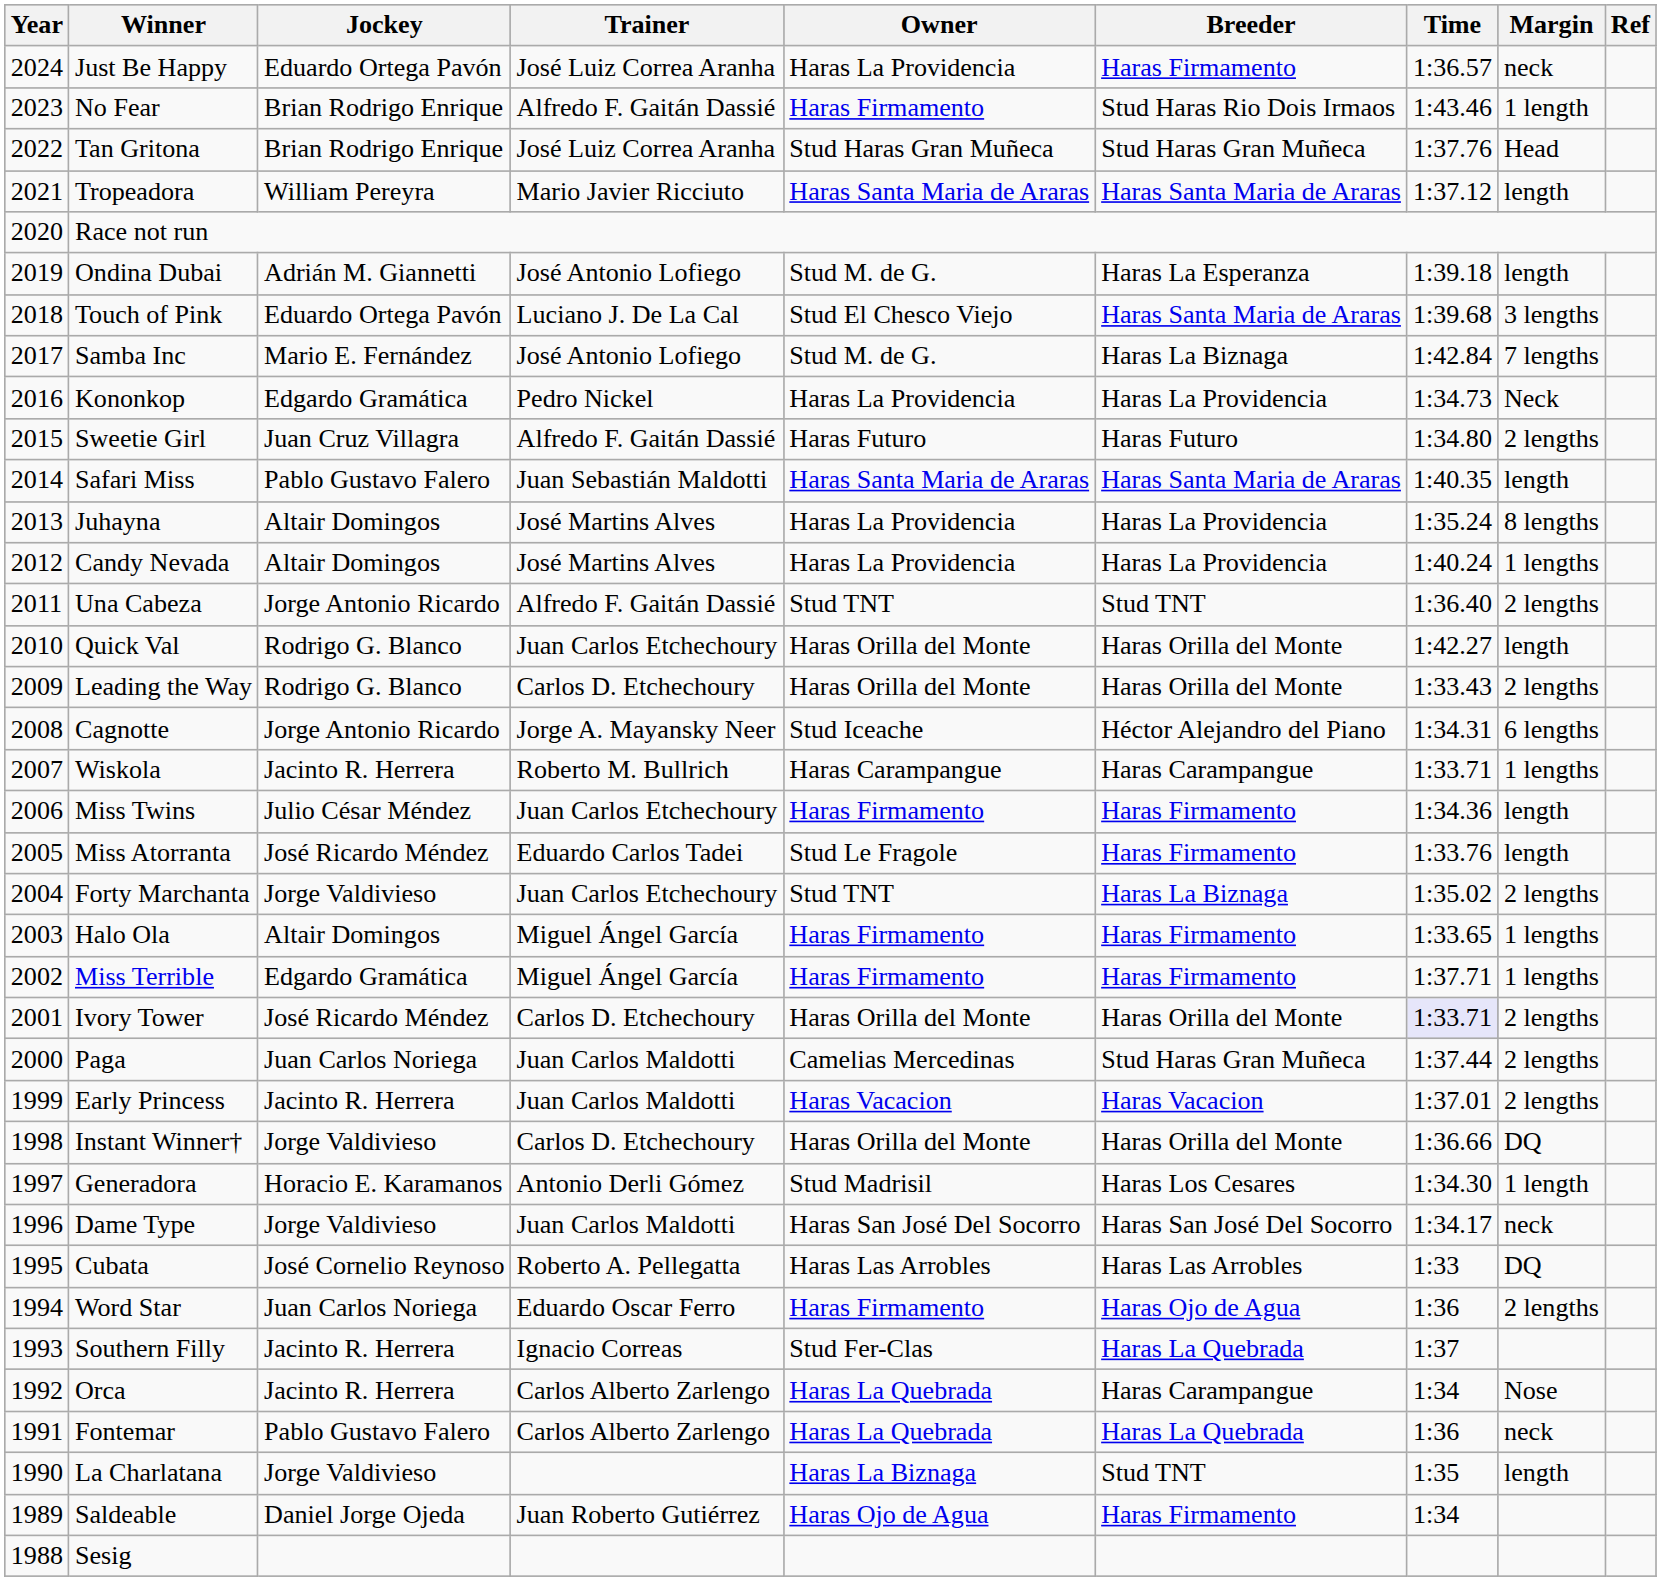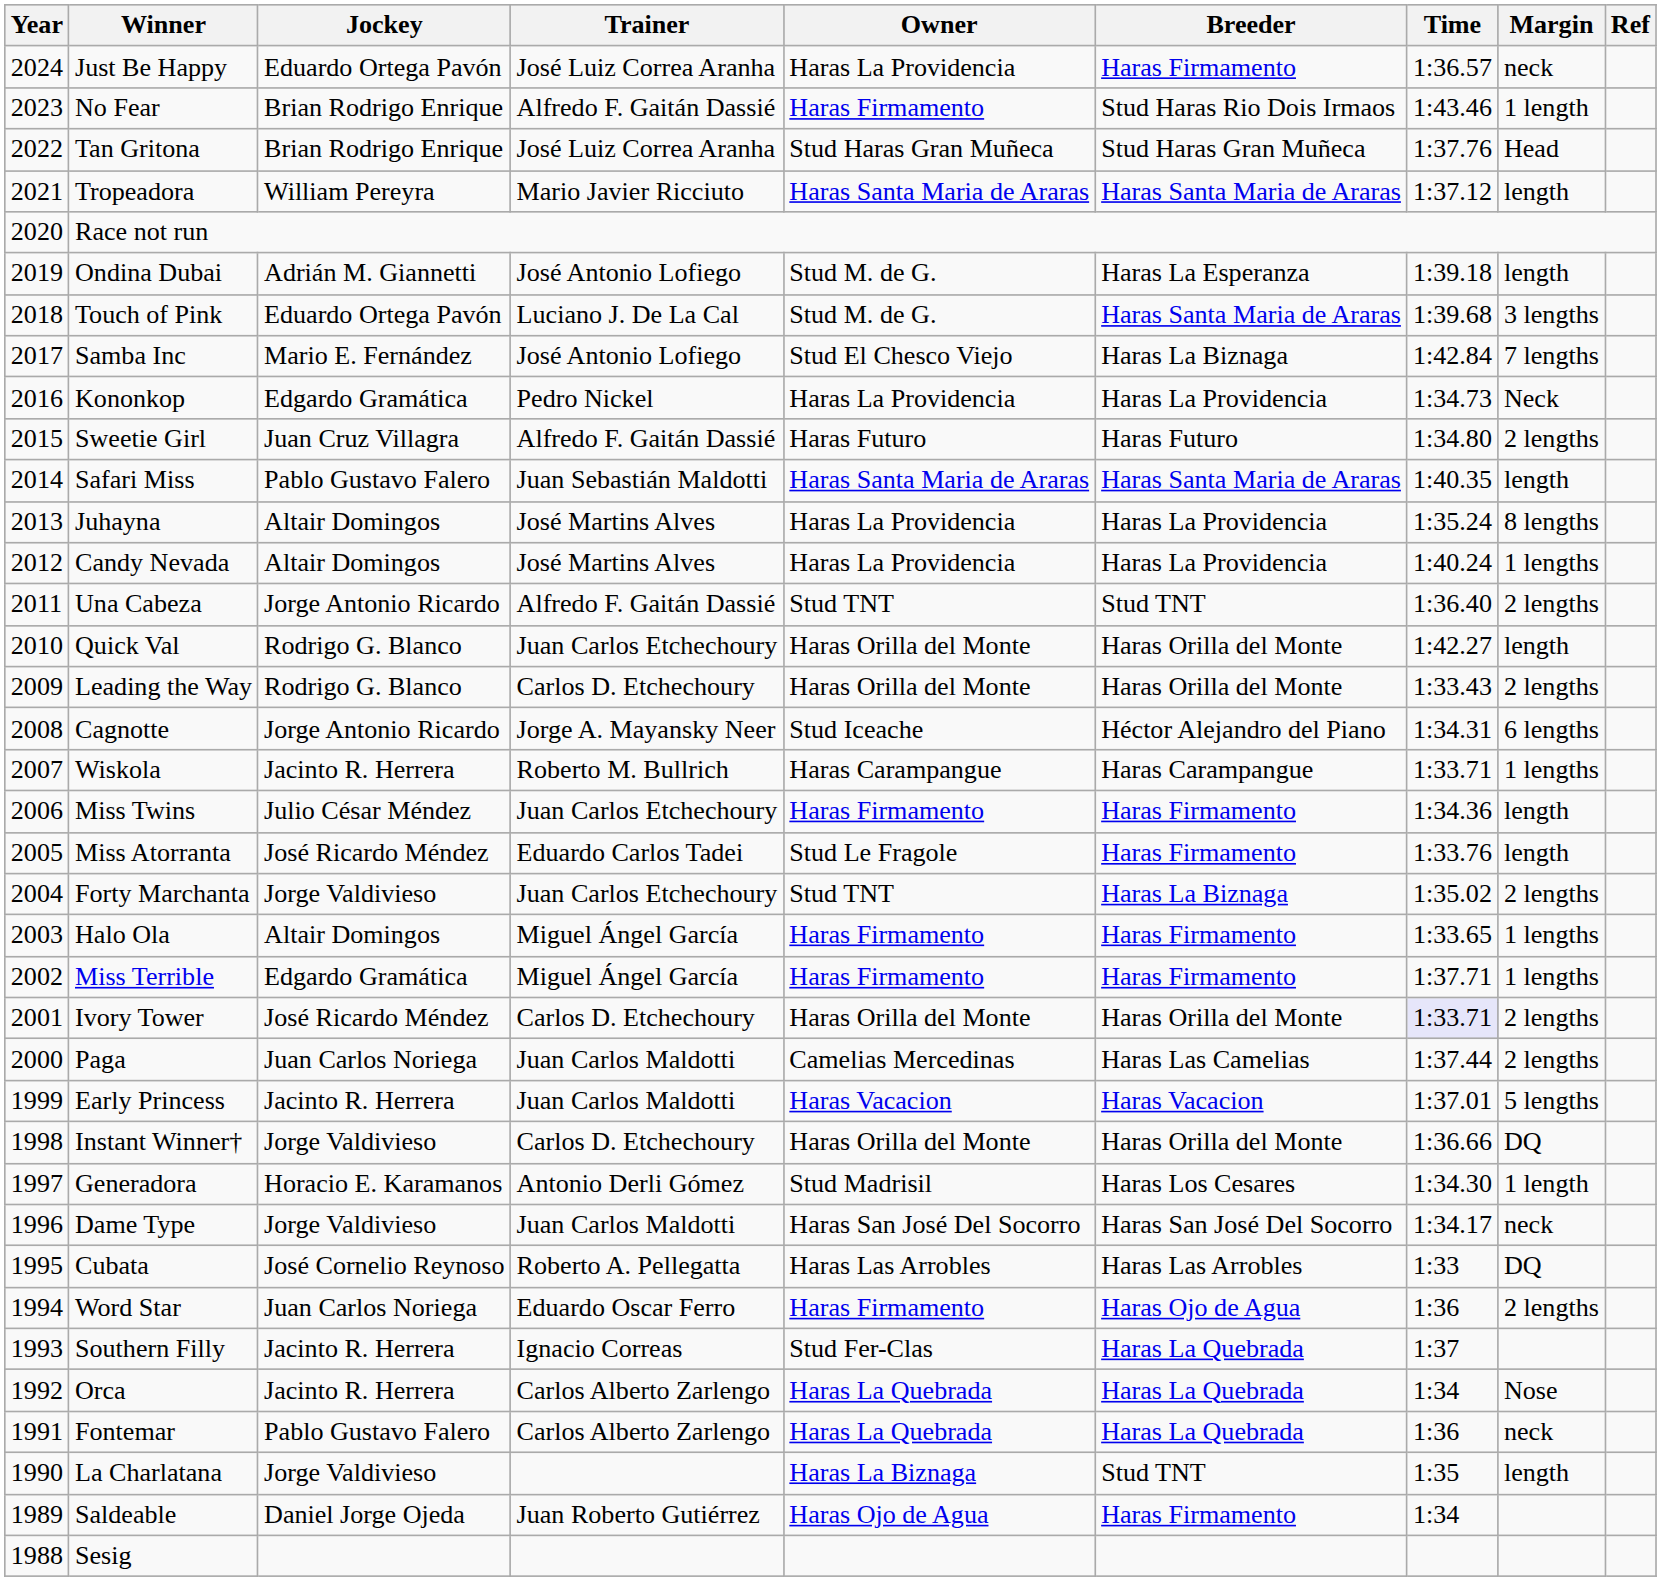(901, 314) Stud El Chesco Viejo -> (863, 314) Stud M. de G.
(863, 356) Stud M. de G. -> (901, 356) Stud El Chesco Viejo
(1233, 1059) Stud Haras Gran Muñeca -> (1205, 1059) Haras Las Camelias
(1551, 1100) 2 lengths -> (1551, 1100) 5 lengths
(1207, 1390) Haras Carampangue -> (1203, 1390) Haras La Quebrada
